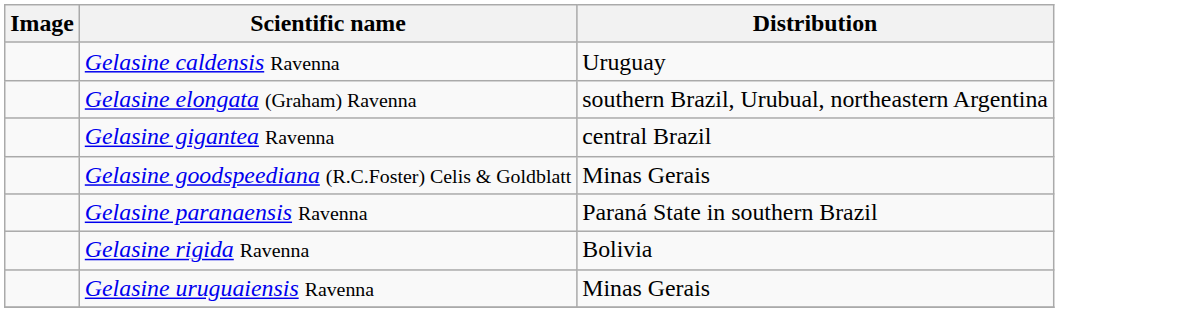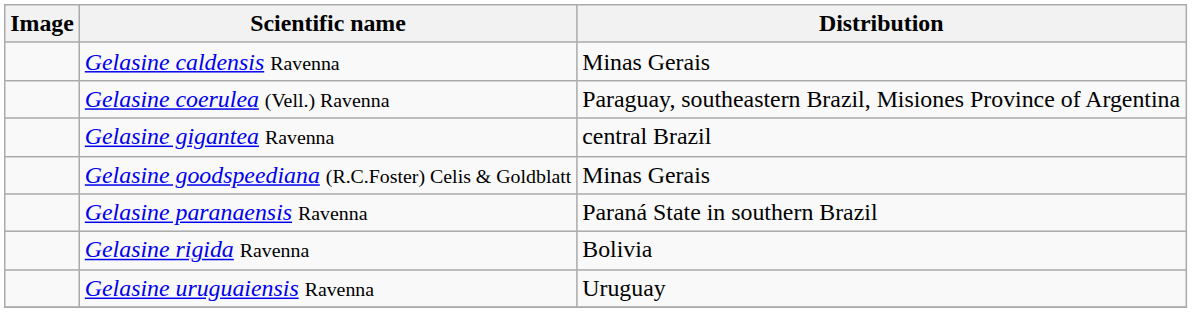(624, 61) Uruguay -> (646, 61) Minas Gerais
+ row: (237, 99)
- row: (251, 99)
(646, 288) Minas Gerais -> (624, 288) Uruguay
